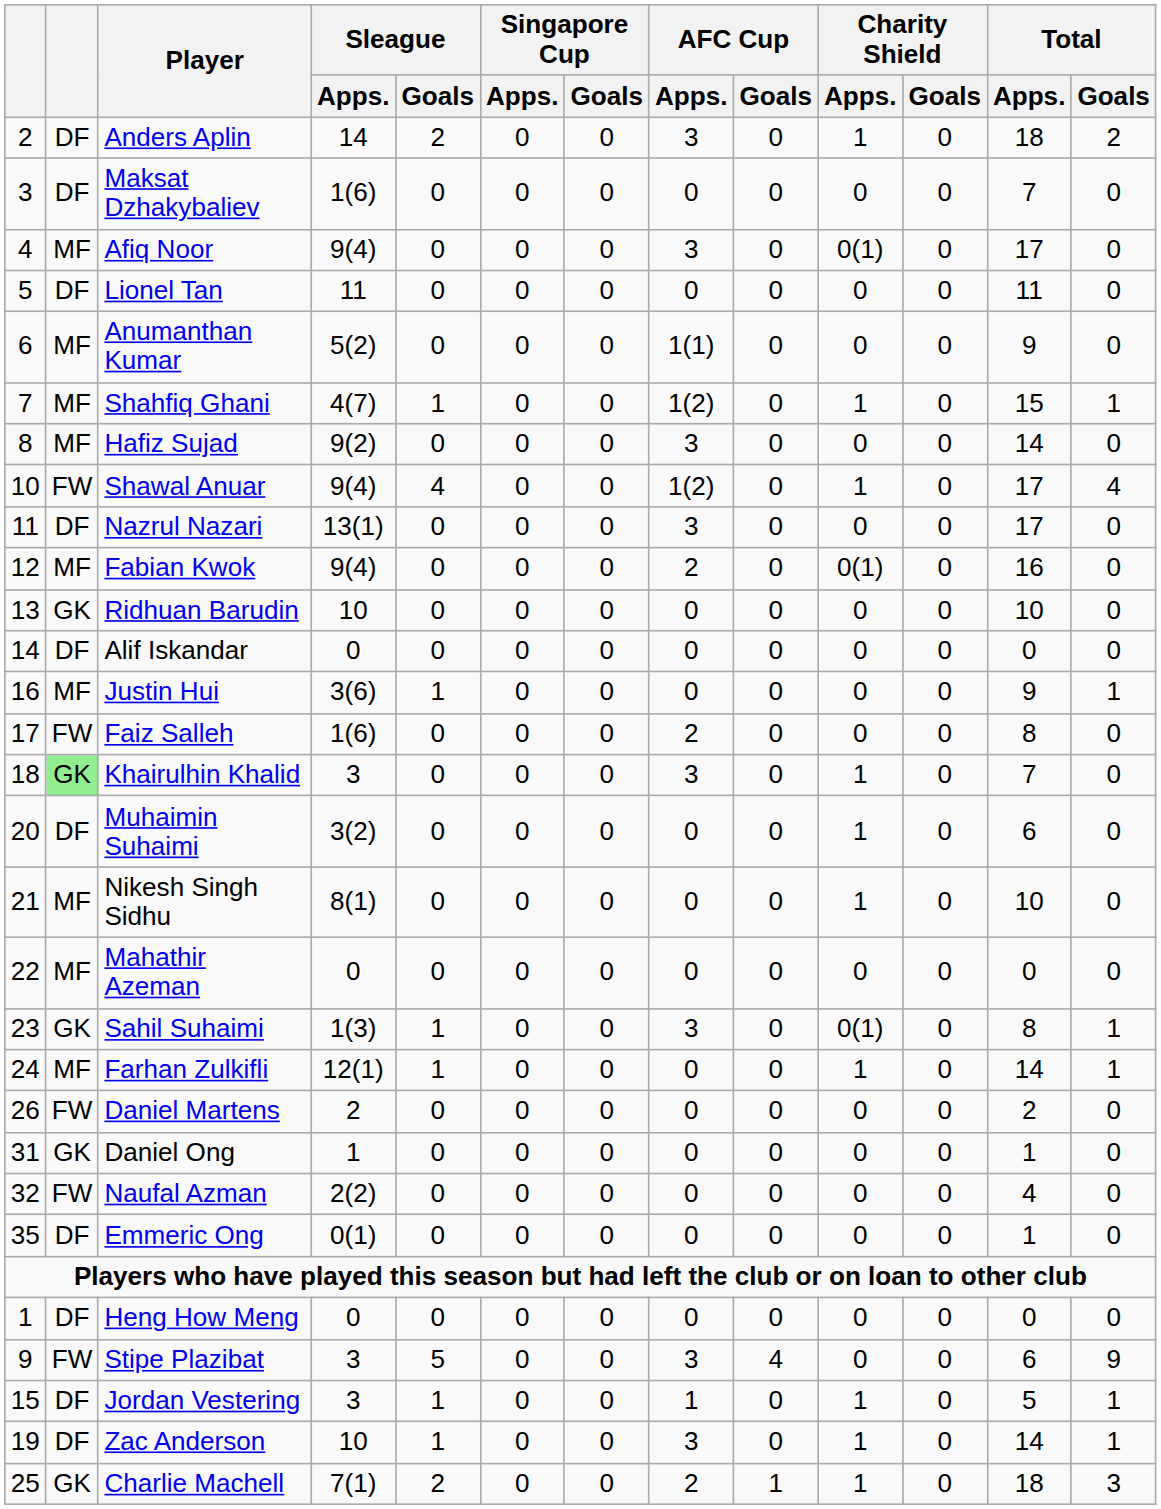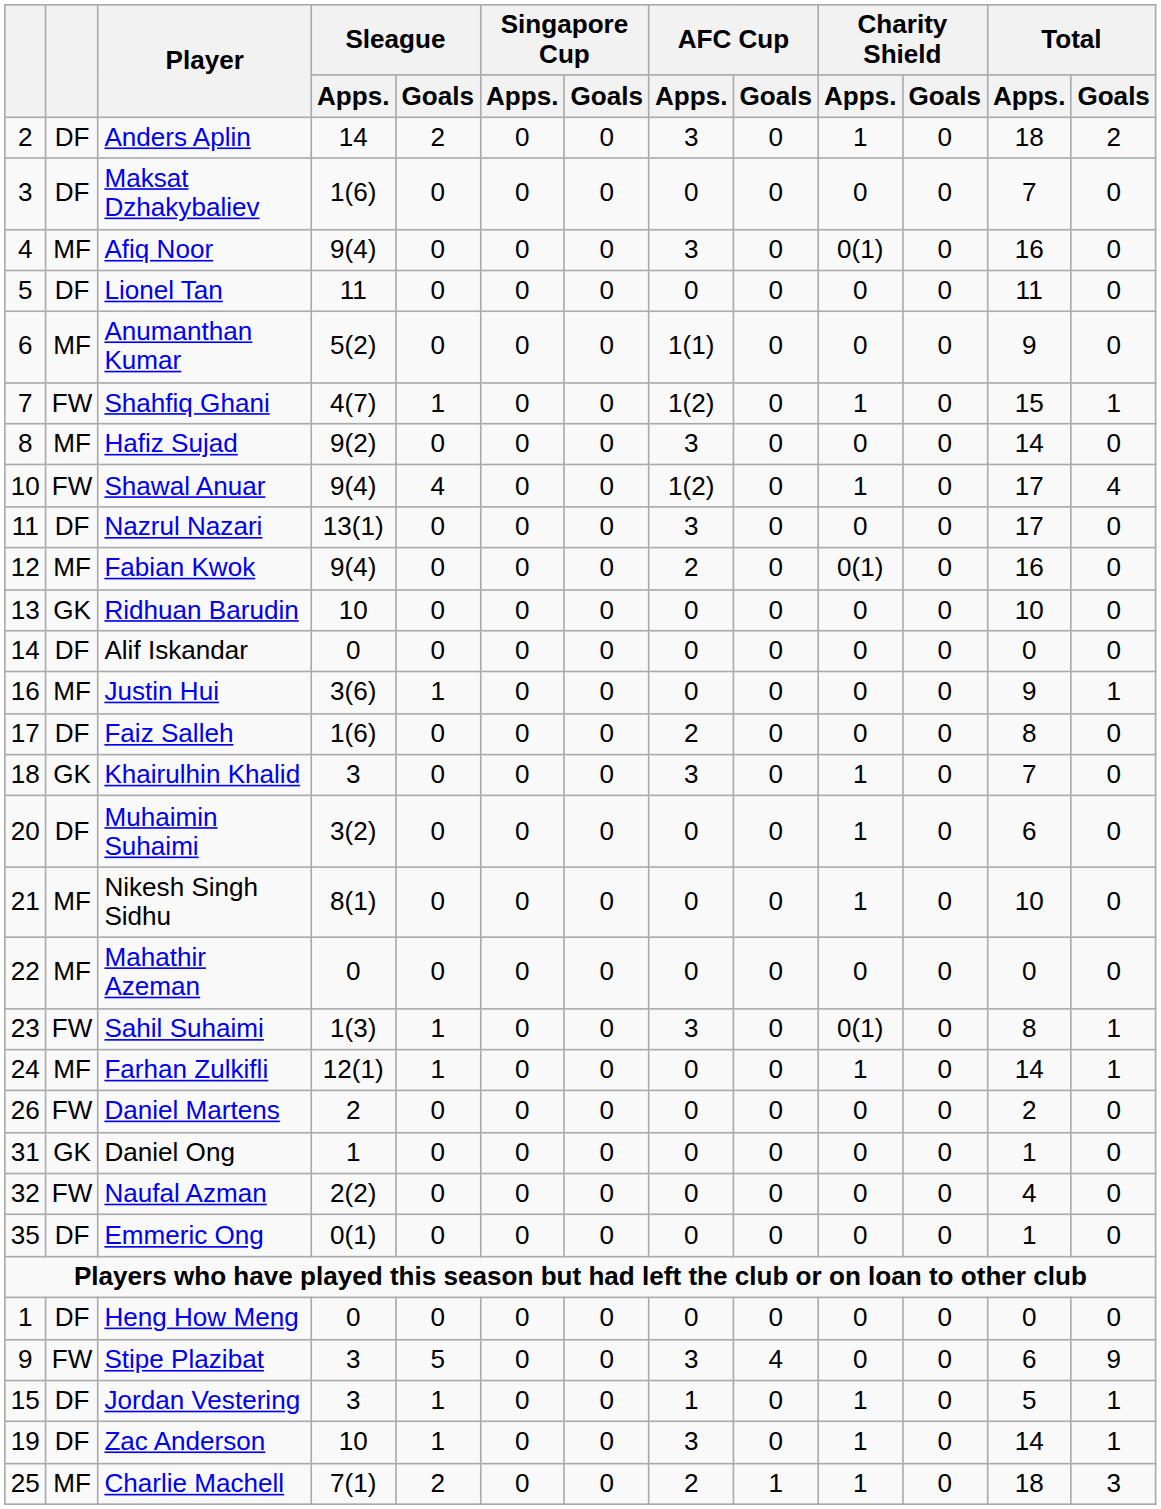(1029, 249) 17 -> (1029, 249) 16
(72, 402) MF -> (72, 402) FW
(72, 733) FW -> (72, 733) DF
(72, 774) lightgreen background -> (72, 774) no background
(72, 1028) GK -> (72, 1028) FW
(72, 1483) GK -> (72, 1483) MF
